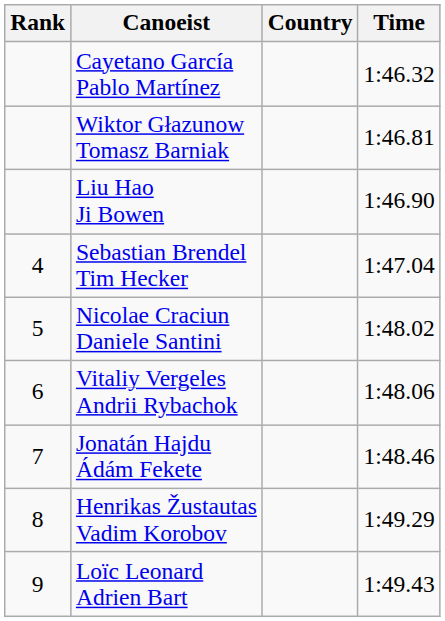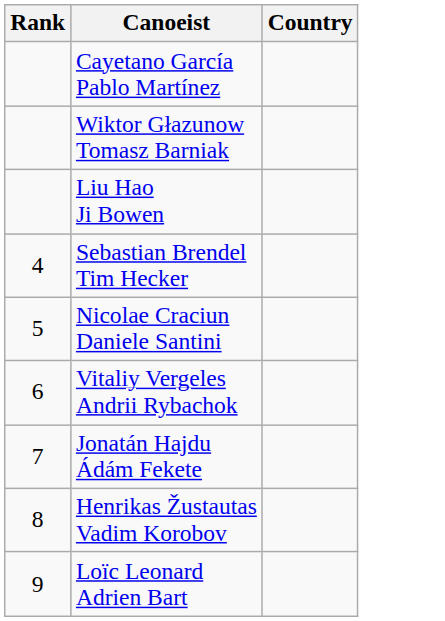- column: (399, 23)
